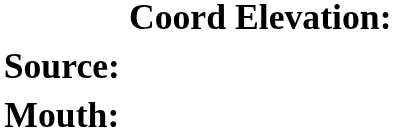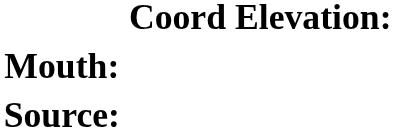rows swapped: (62, 115) <-> (62, 66)
